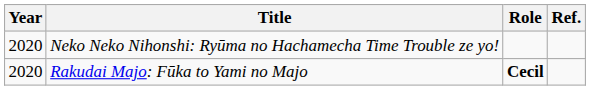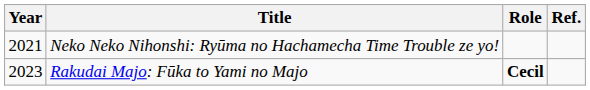(25, 44) 2020 -> (25, 44) 2021
(25, 71) 2020 -> (25, 71) 2023
